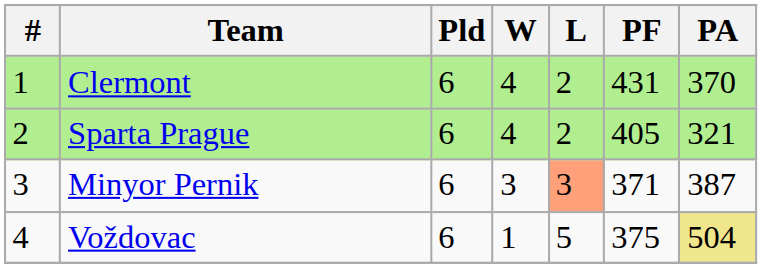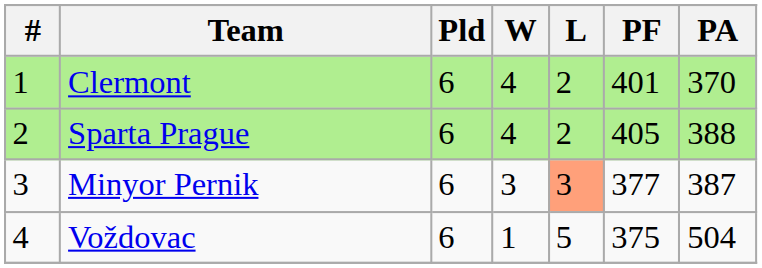(636, 81) 431 -> (636, 81) 401
(712, 133) 321 -> (712, 133) 388
(636, 184) 371 -> (636, 184) 377
(712, 236) khaki background -> (712, 236) no background
